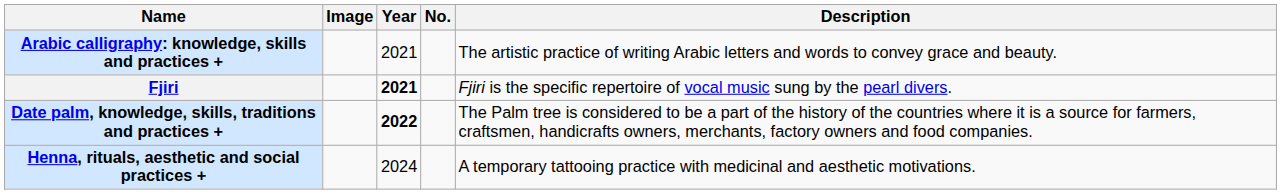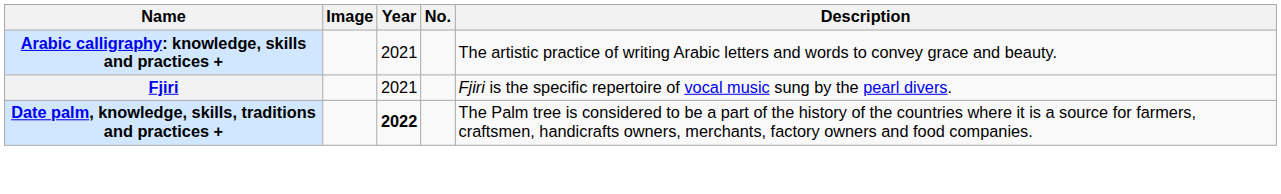(399, 87) bold -> (399, 87) normal
- row: (163, 166)
